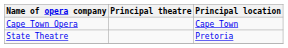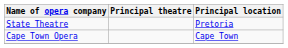rows swapped: (42, 24) <-> (37, 37)
